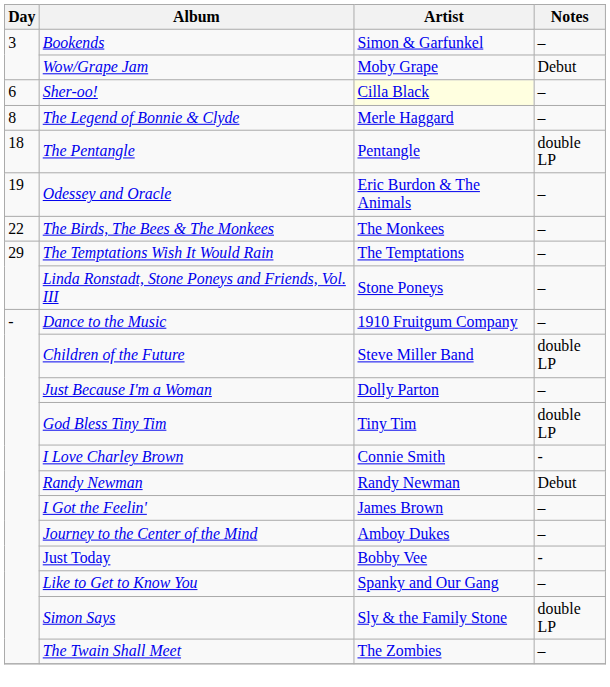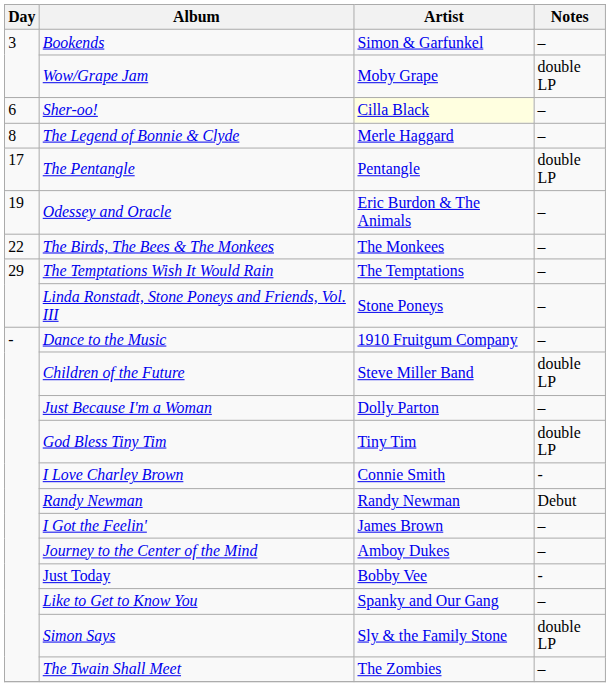(557, 67) Debut -> (559, 76) double LP
(16, 142) 18 -> (16, 160) 17
